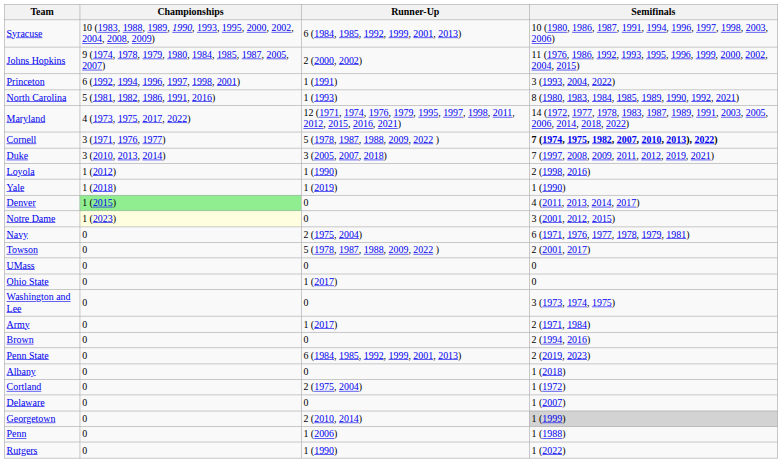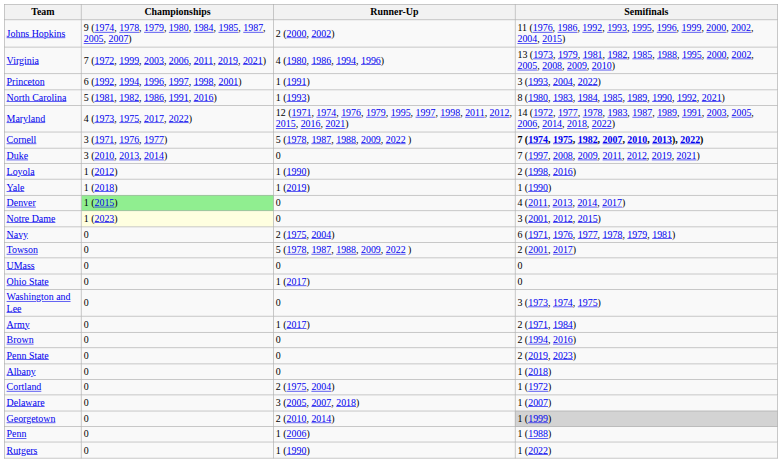- row: (25, 33)
+ row: (23, 60)
(345, 155) 3 (2005, 2007, 2018) -> (278, 155) 0
(382, 355) 6 (1984, 1985, 1992, 1999, 2001, 2013) -> (278, 355) 0
(306, 403) 0 -> (318, 403) 3 (2005, 2007, 2018)
